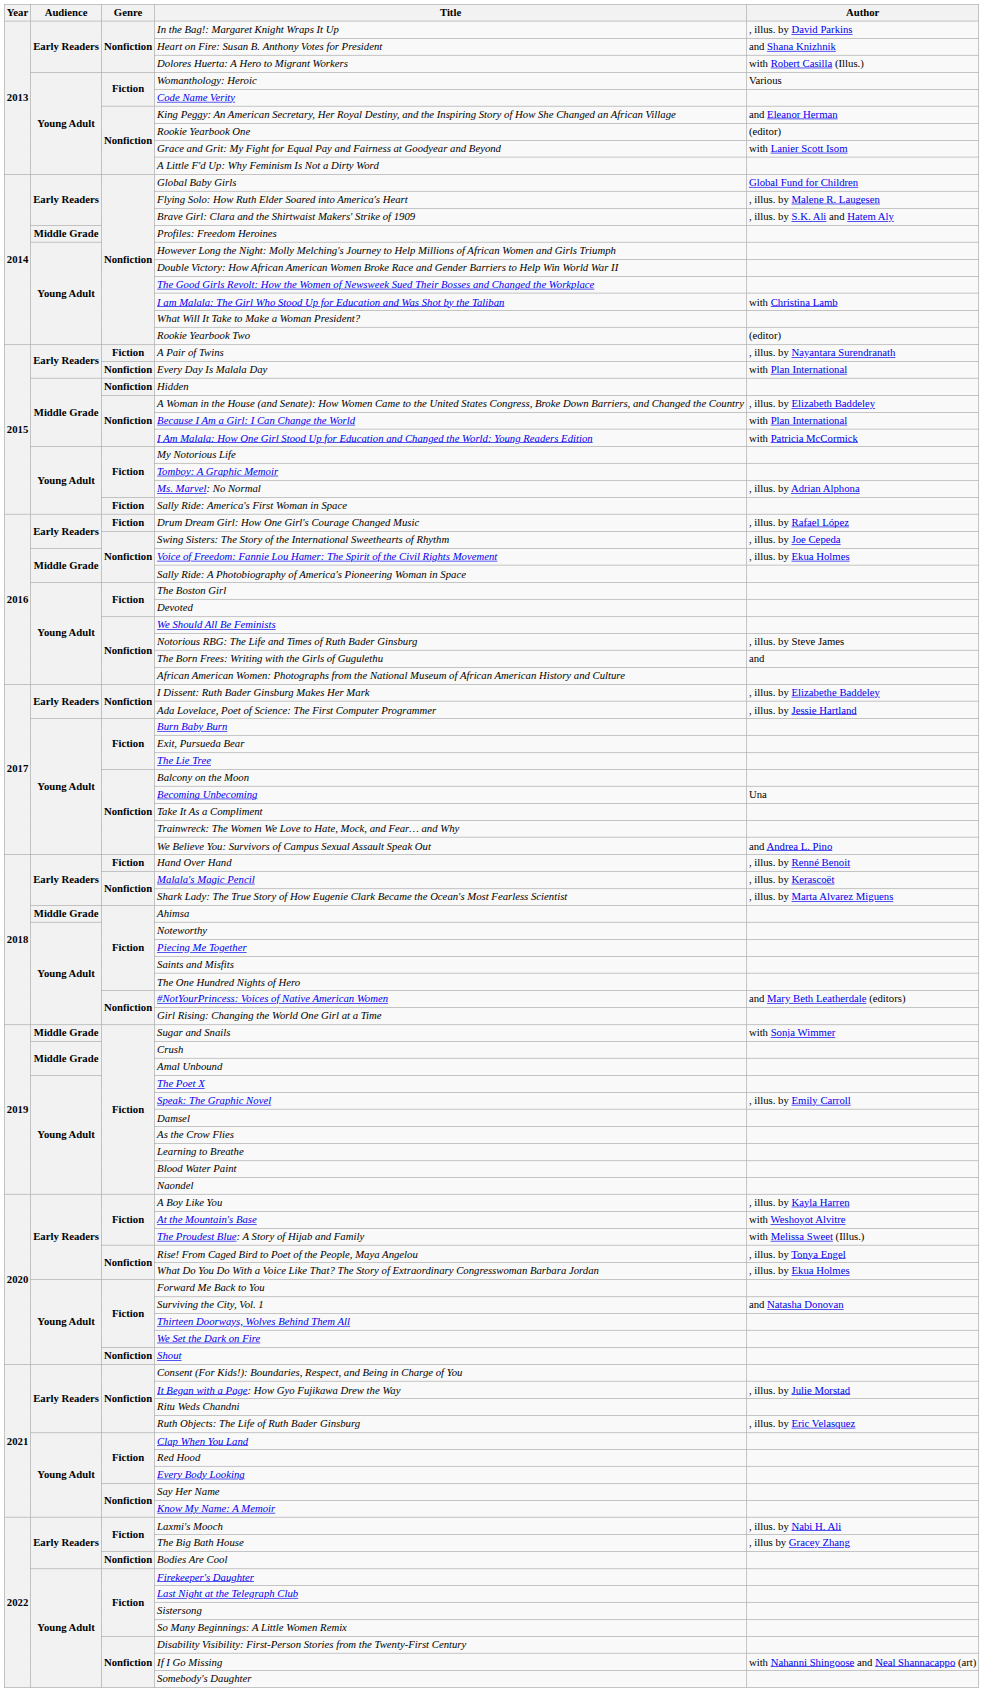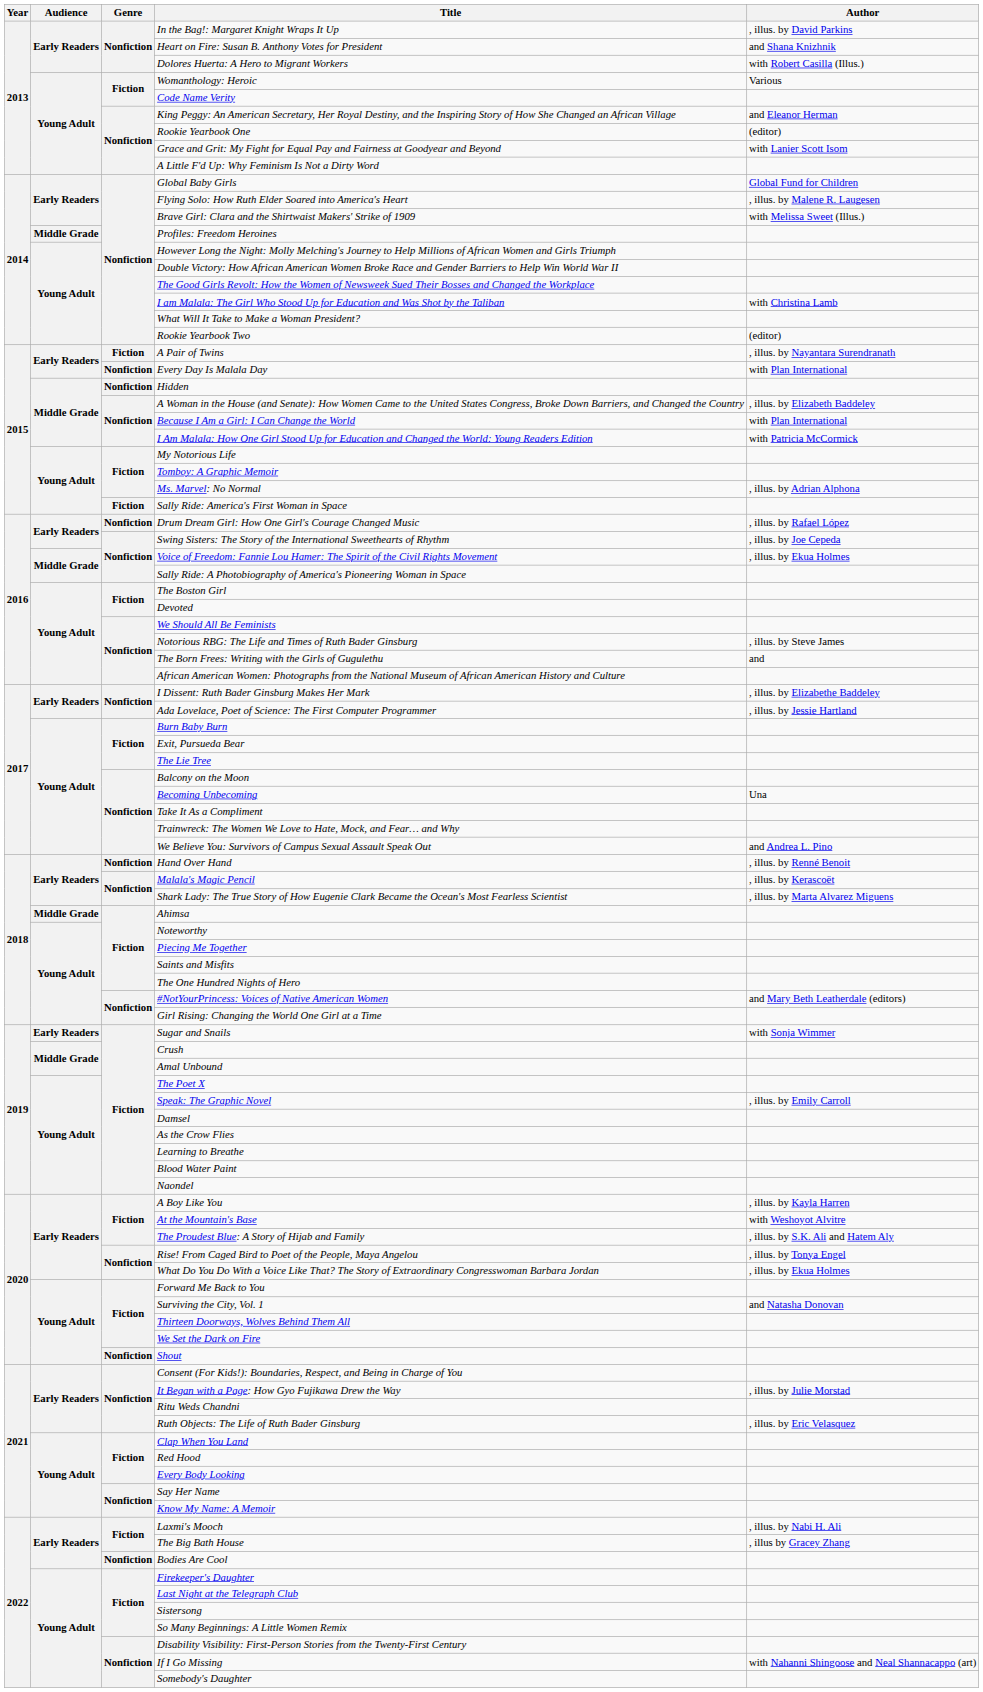(821, 217) , illus. by S.K. Ali and Hatem Aly -> (807, 217) with Melissa Sweet (Illus.)
(128, 523) Fiction -> (128, 523) Nonfiction
(128, 863) Fiction -> (128, 863) Nonfiction
(66, 1033) Middle Grade -> (66, 1033) Early Readers
(807, 1237) with Melissa Sweet (Illus.) -> (821, 1237) , illus. by S.K. Ali and Hatem Aly
